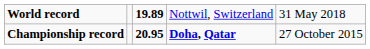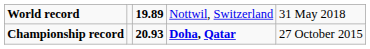(149, 34) 20.95 -> (149, 34) 20.93
